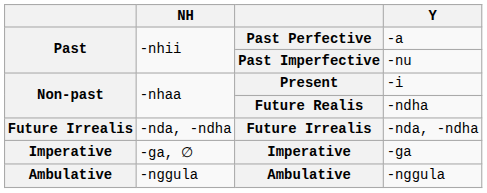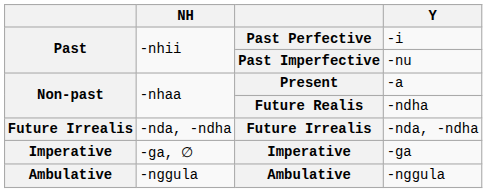(395, 39) -a -> (395, 39) -i
(395, 84) -i -> (395, 84) -a
